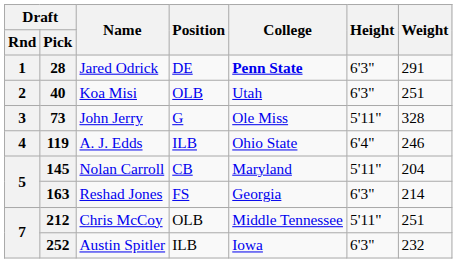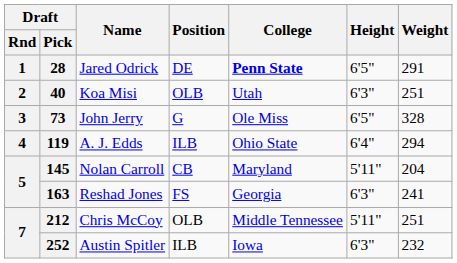(362, 67) 6'3" -> (362, 67) 6'5"
(366, 118) 5'11" -> (362, 118) 6'5"
(413, 143) 246 -> (413, 143) 294
(413, 194) 214 -> (413, 194) 241
